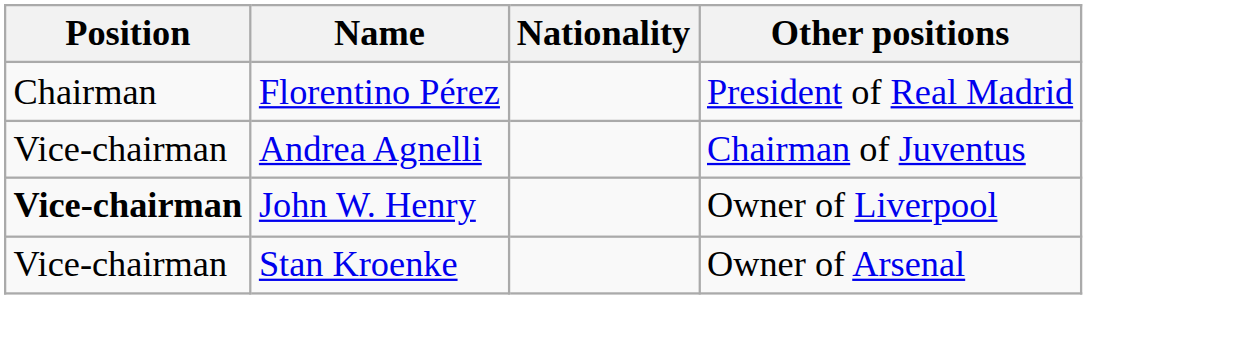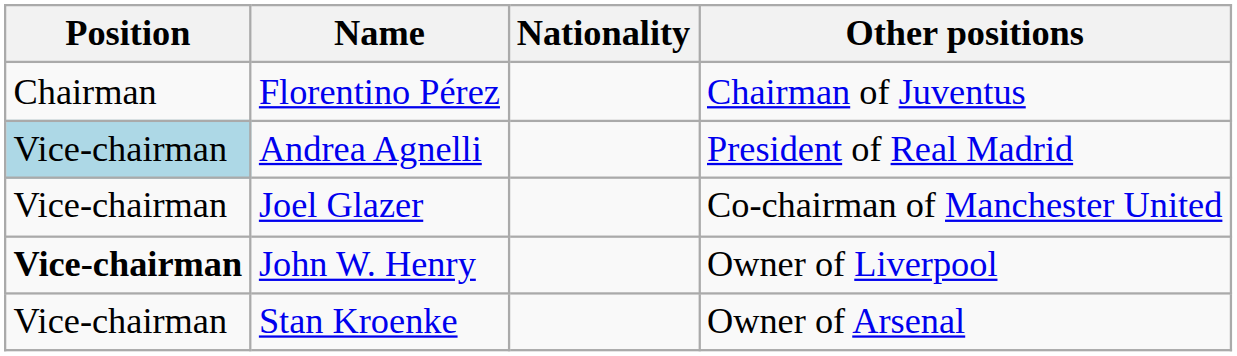(890, 90) President of Real Madrid -> (866, 90) Chairman of Juventus
(120, 148) no background -> (120, 148) lightblue background
(866, 148) Chairman of Juventus -> (890, 148) President of Real Madrid
+ row: (341, 206)
